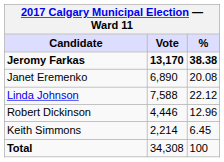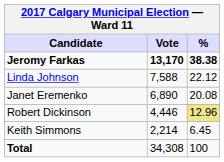rows swapped: (43, 95) <-> (47, 78)
(203, 113) no background -> (203, 113) khaki background
